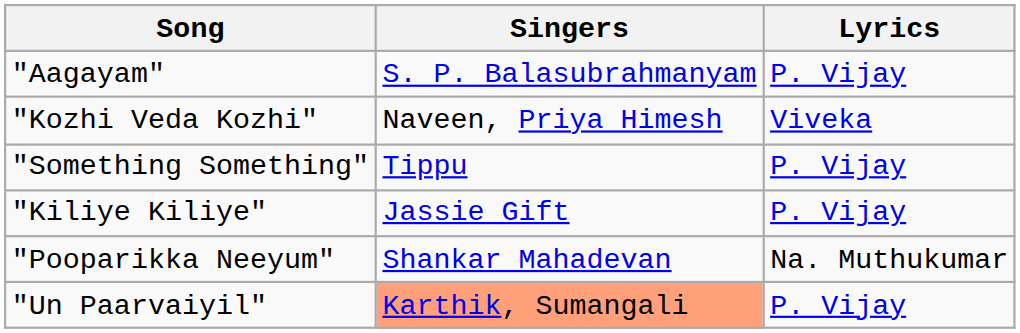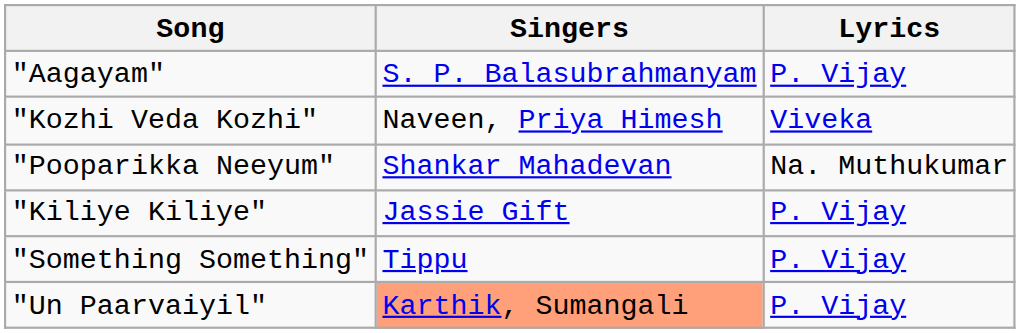rows swapped: (173, 259) <-> (190, 167)
